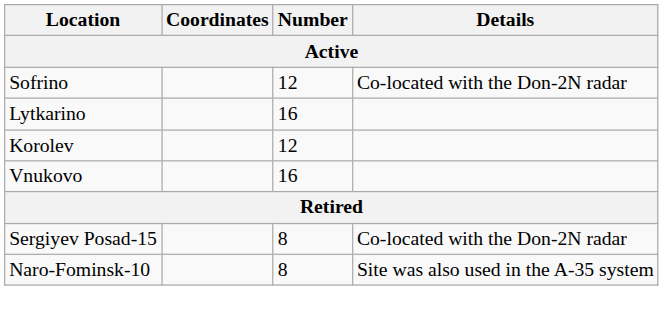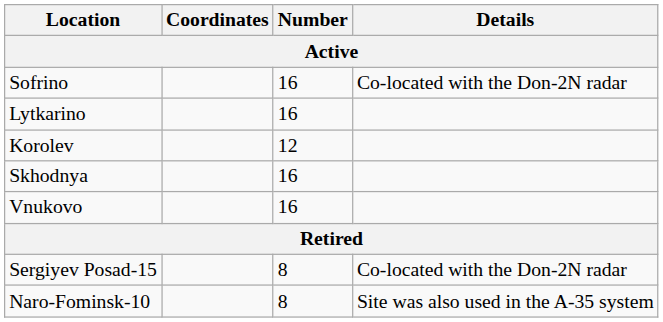(288, 82) 12 -> (288, 82) 16
+ row: (49, 176)
